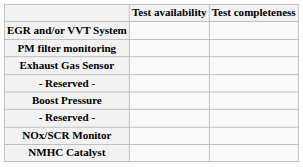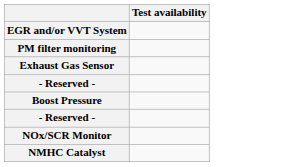- column: (254, 13)
